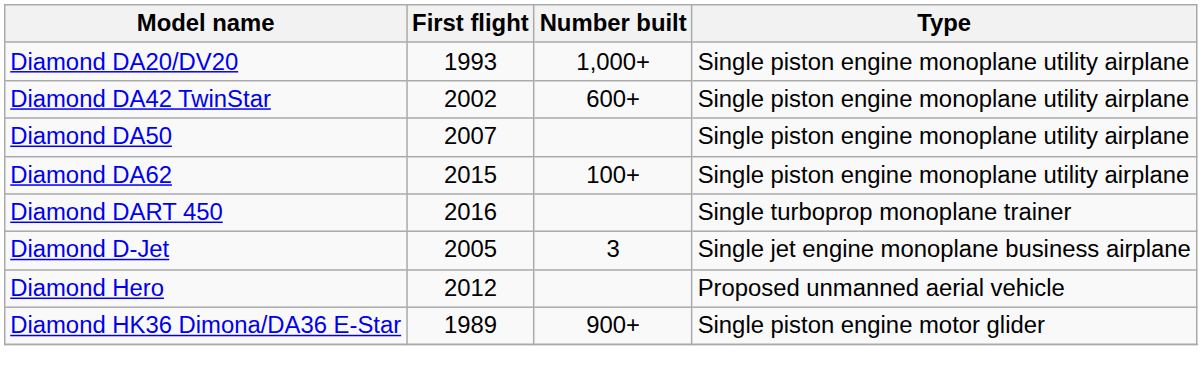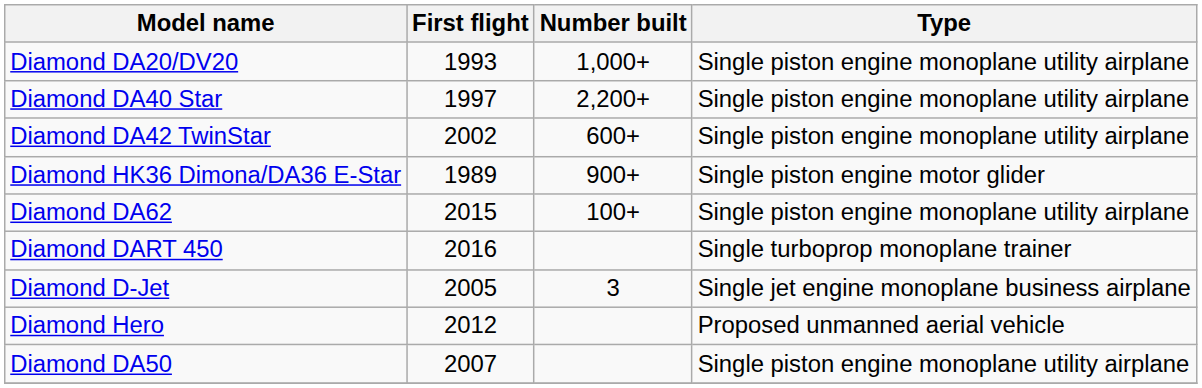+ row: (116, 99)
rows swapped: (91, 136) <-> (206, 325)
